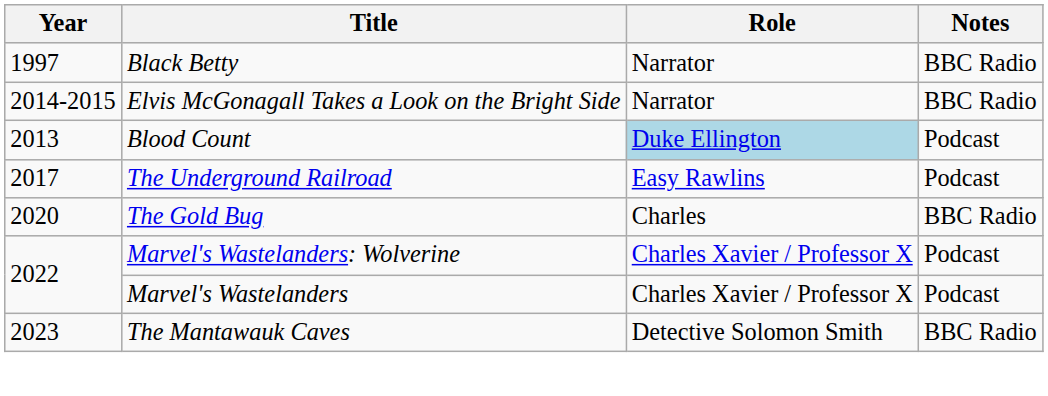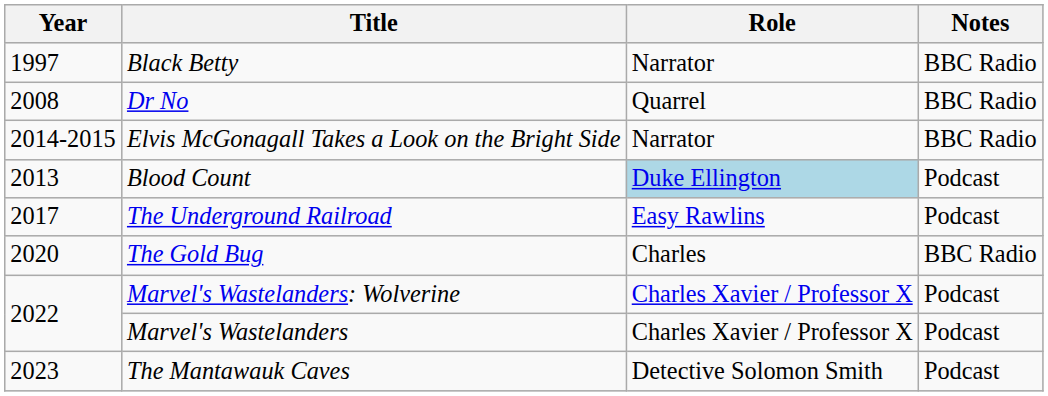+ row: (158, 100)
(980, 332) BBC Radio -> (962, 370) Podcast
